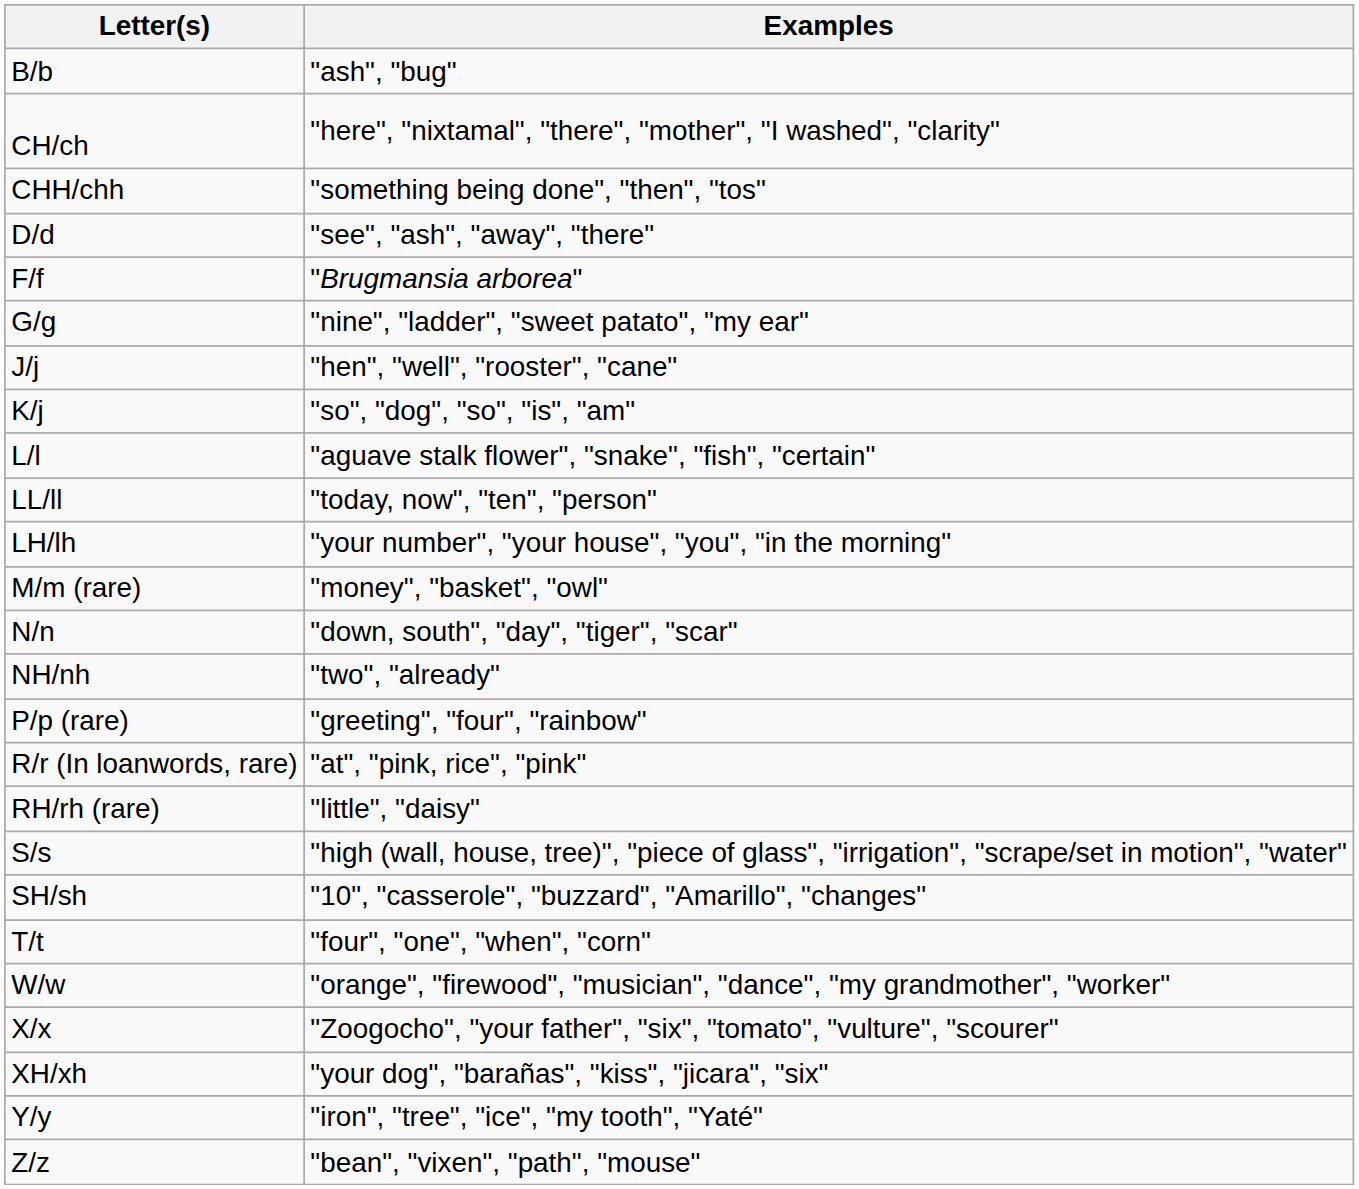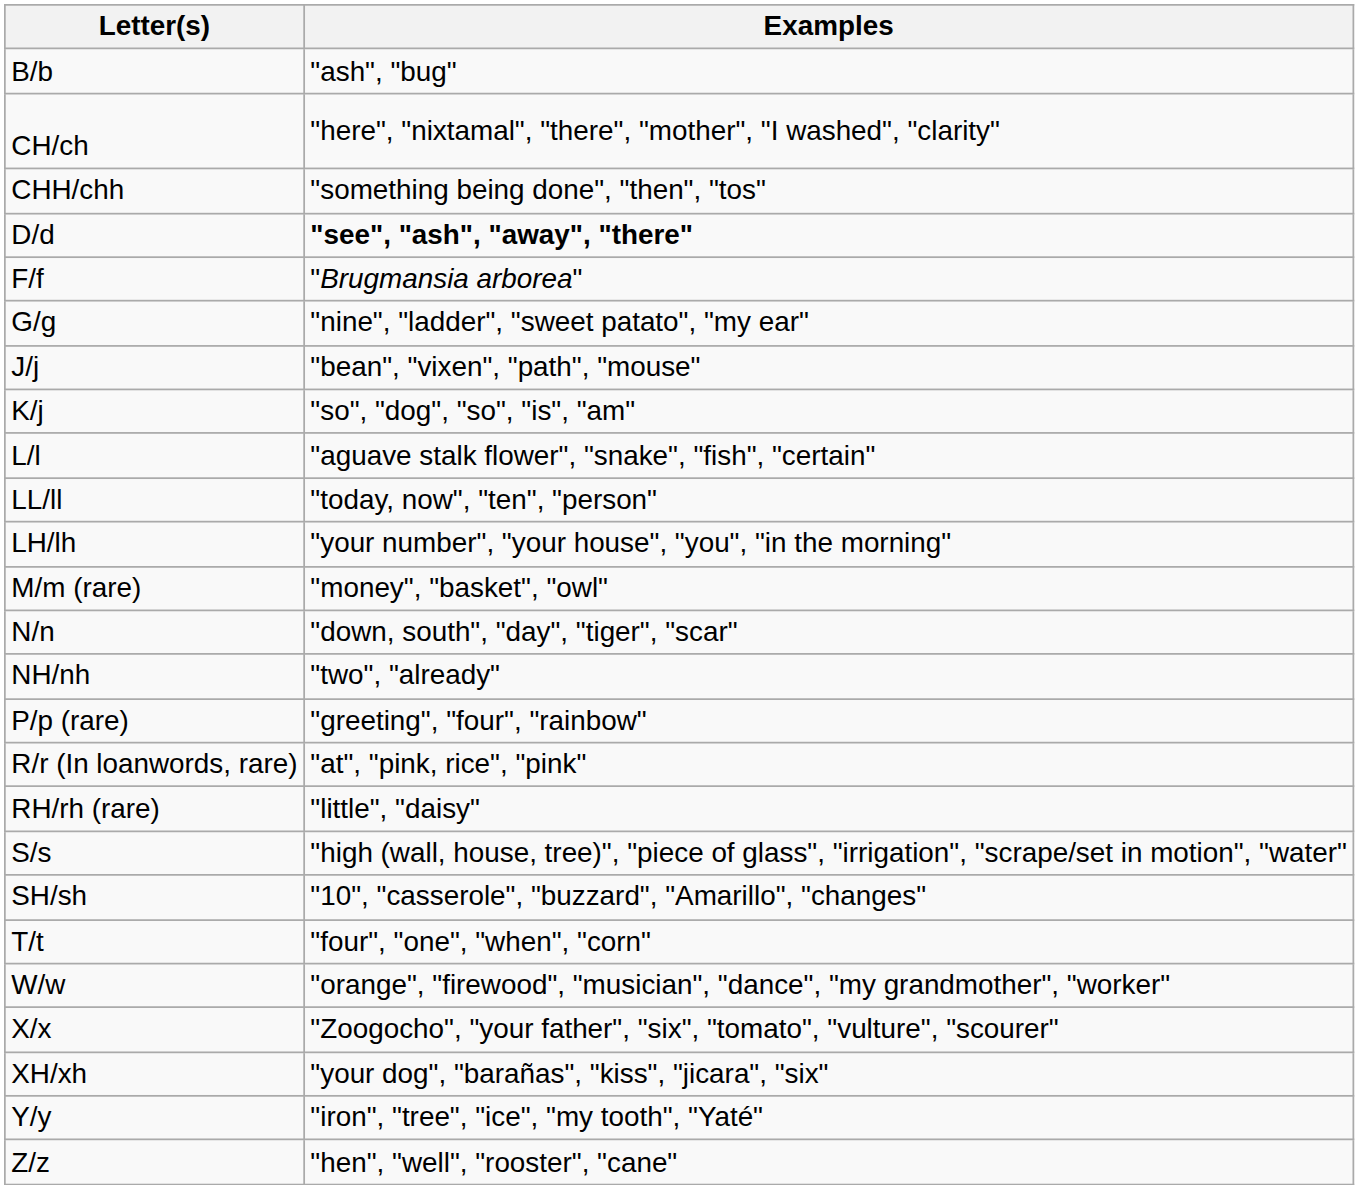(482, 234) normal -> (502, 234) bold
(494, 366) "hen", "well", "rooster", "cane" -> (505, 366) "bean", "vixen", "path", "mouse"
(505, 1161) "bean", "vixen", "path", "mouse" -> (494, 1161) "hen", "well", "rooster", "cane"
